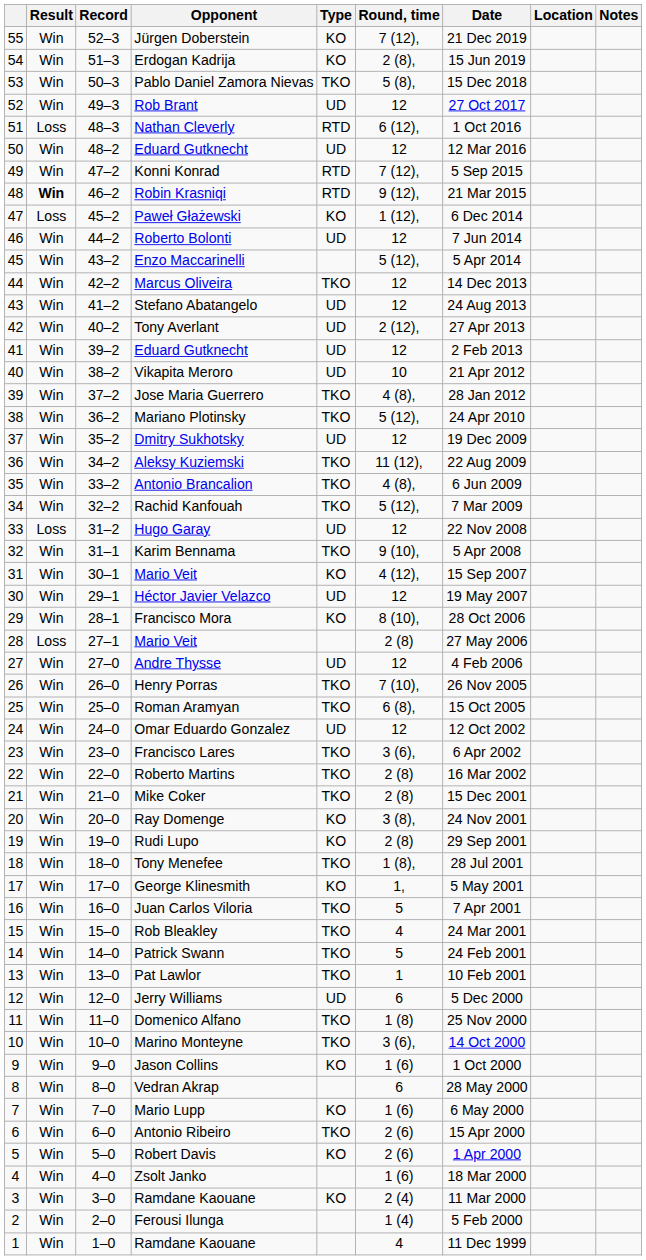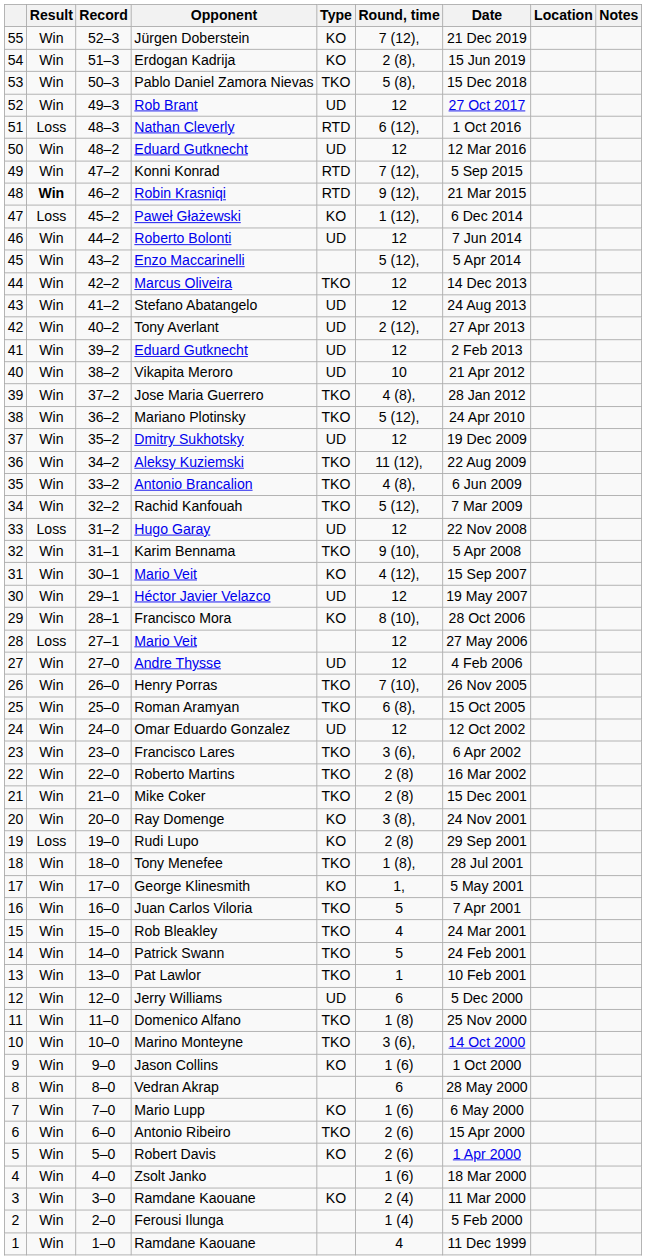(399, 640) 2 (8) -> (399, 640) 12
(51, 841) Win -> (51, 841) Loss
